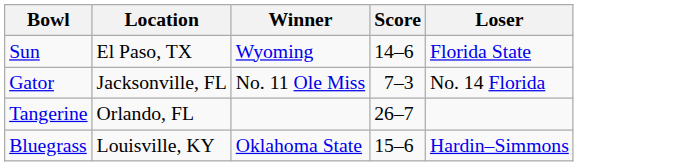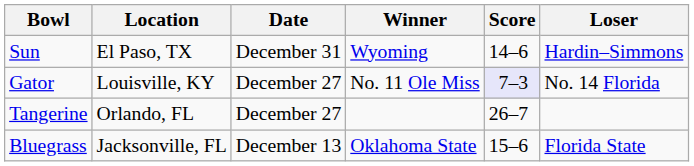+ column: (289, 20)
(481, 51) Florida State -> (614, 51) Hardin–Simmons
(162, 82) Jacksonville, FL -> (156, 82) Louisville, KY
(394, 82) no background -> (508, 82) lavender background
(156, 144) Louisville, KY -> (162, 144) Jacksonville, FL
(499, 144) Hardin–Simmons -> (595, 144) Florida State
